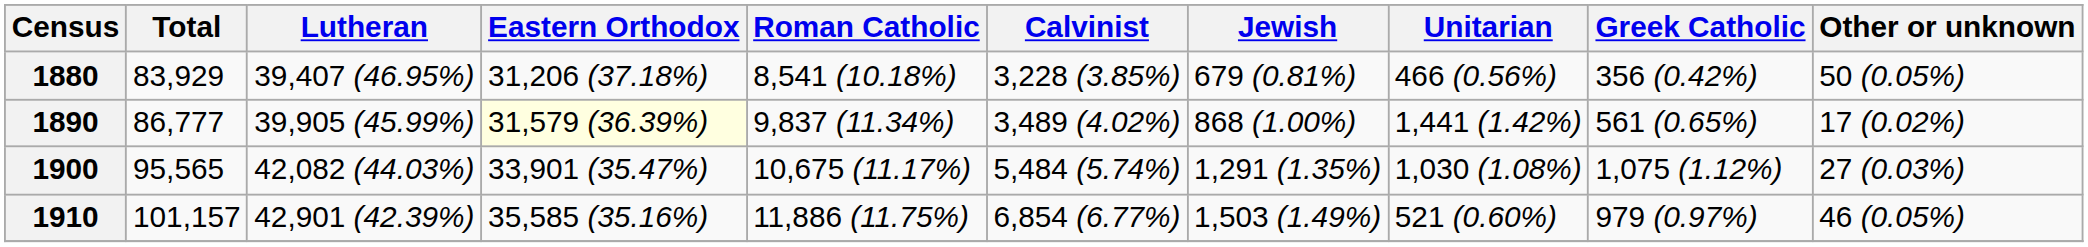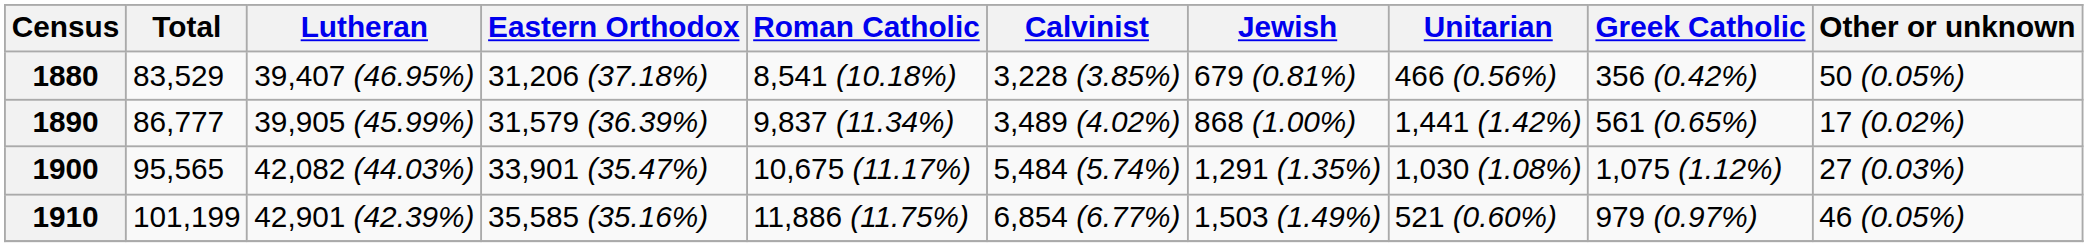(179, 75) 83,929 -> (179, 75) 83,529
(598, 122) lightyellow background -> (598, 122) no background
(187, 216) 101,157 -> (187, 216) 101,199
